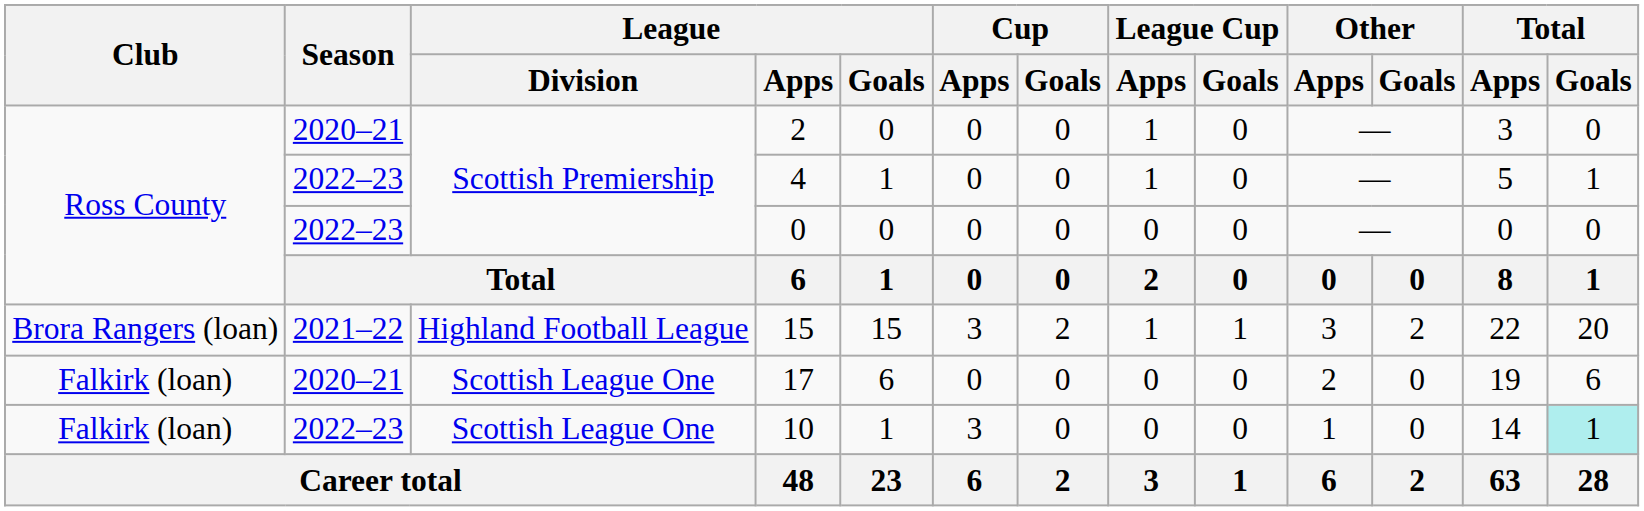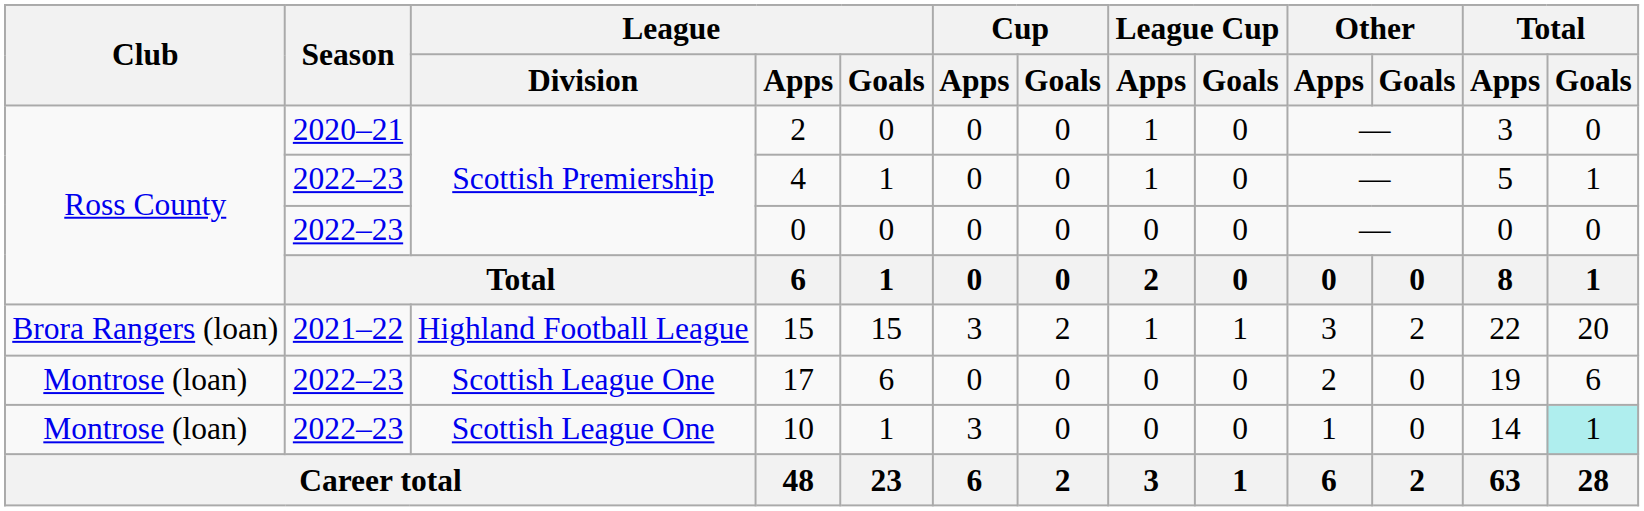(145, 379) Falkirk (loan) -> (145, 379) Montrose (loan)
(348, 379) 2020–21 -> (348, 379) 2022–23
(145, 429) Falkirk (loan) -> (145, 429) Montrose (loan)
